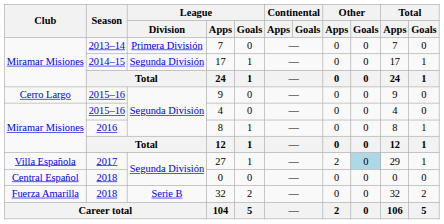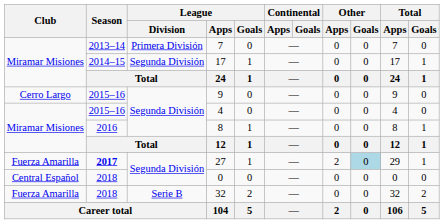(45, 161) Villa Española -> (45, 161) Fuerza Amarilla
(107, 161) normal -> (107, 161) bold
